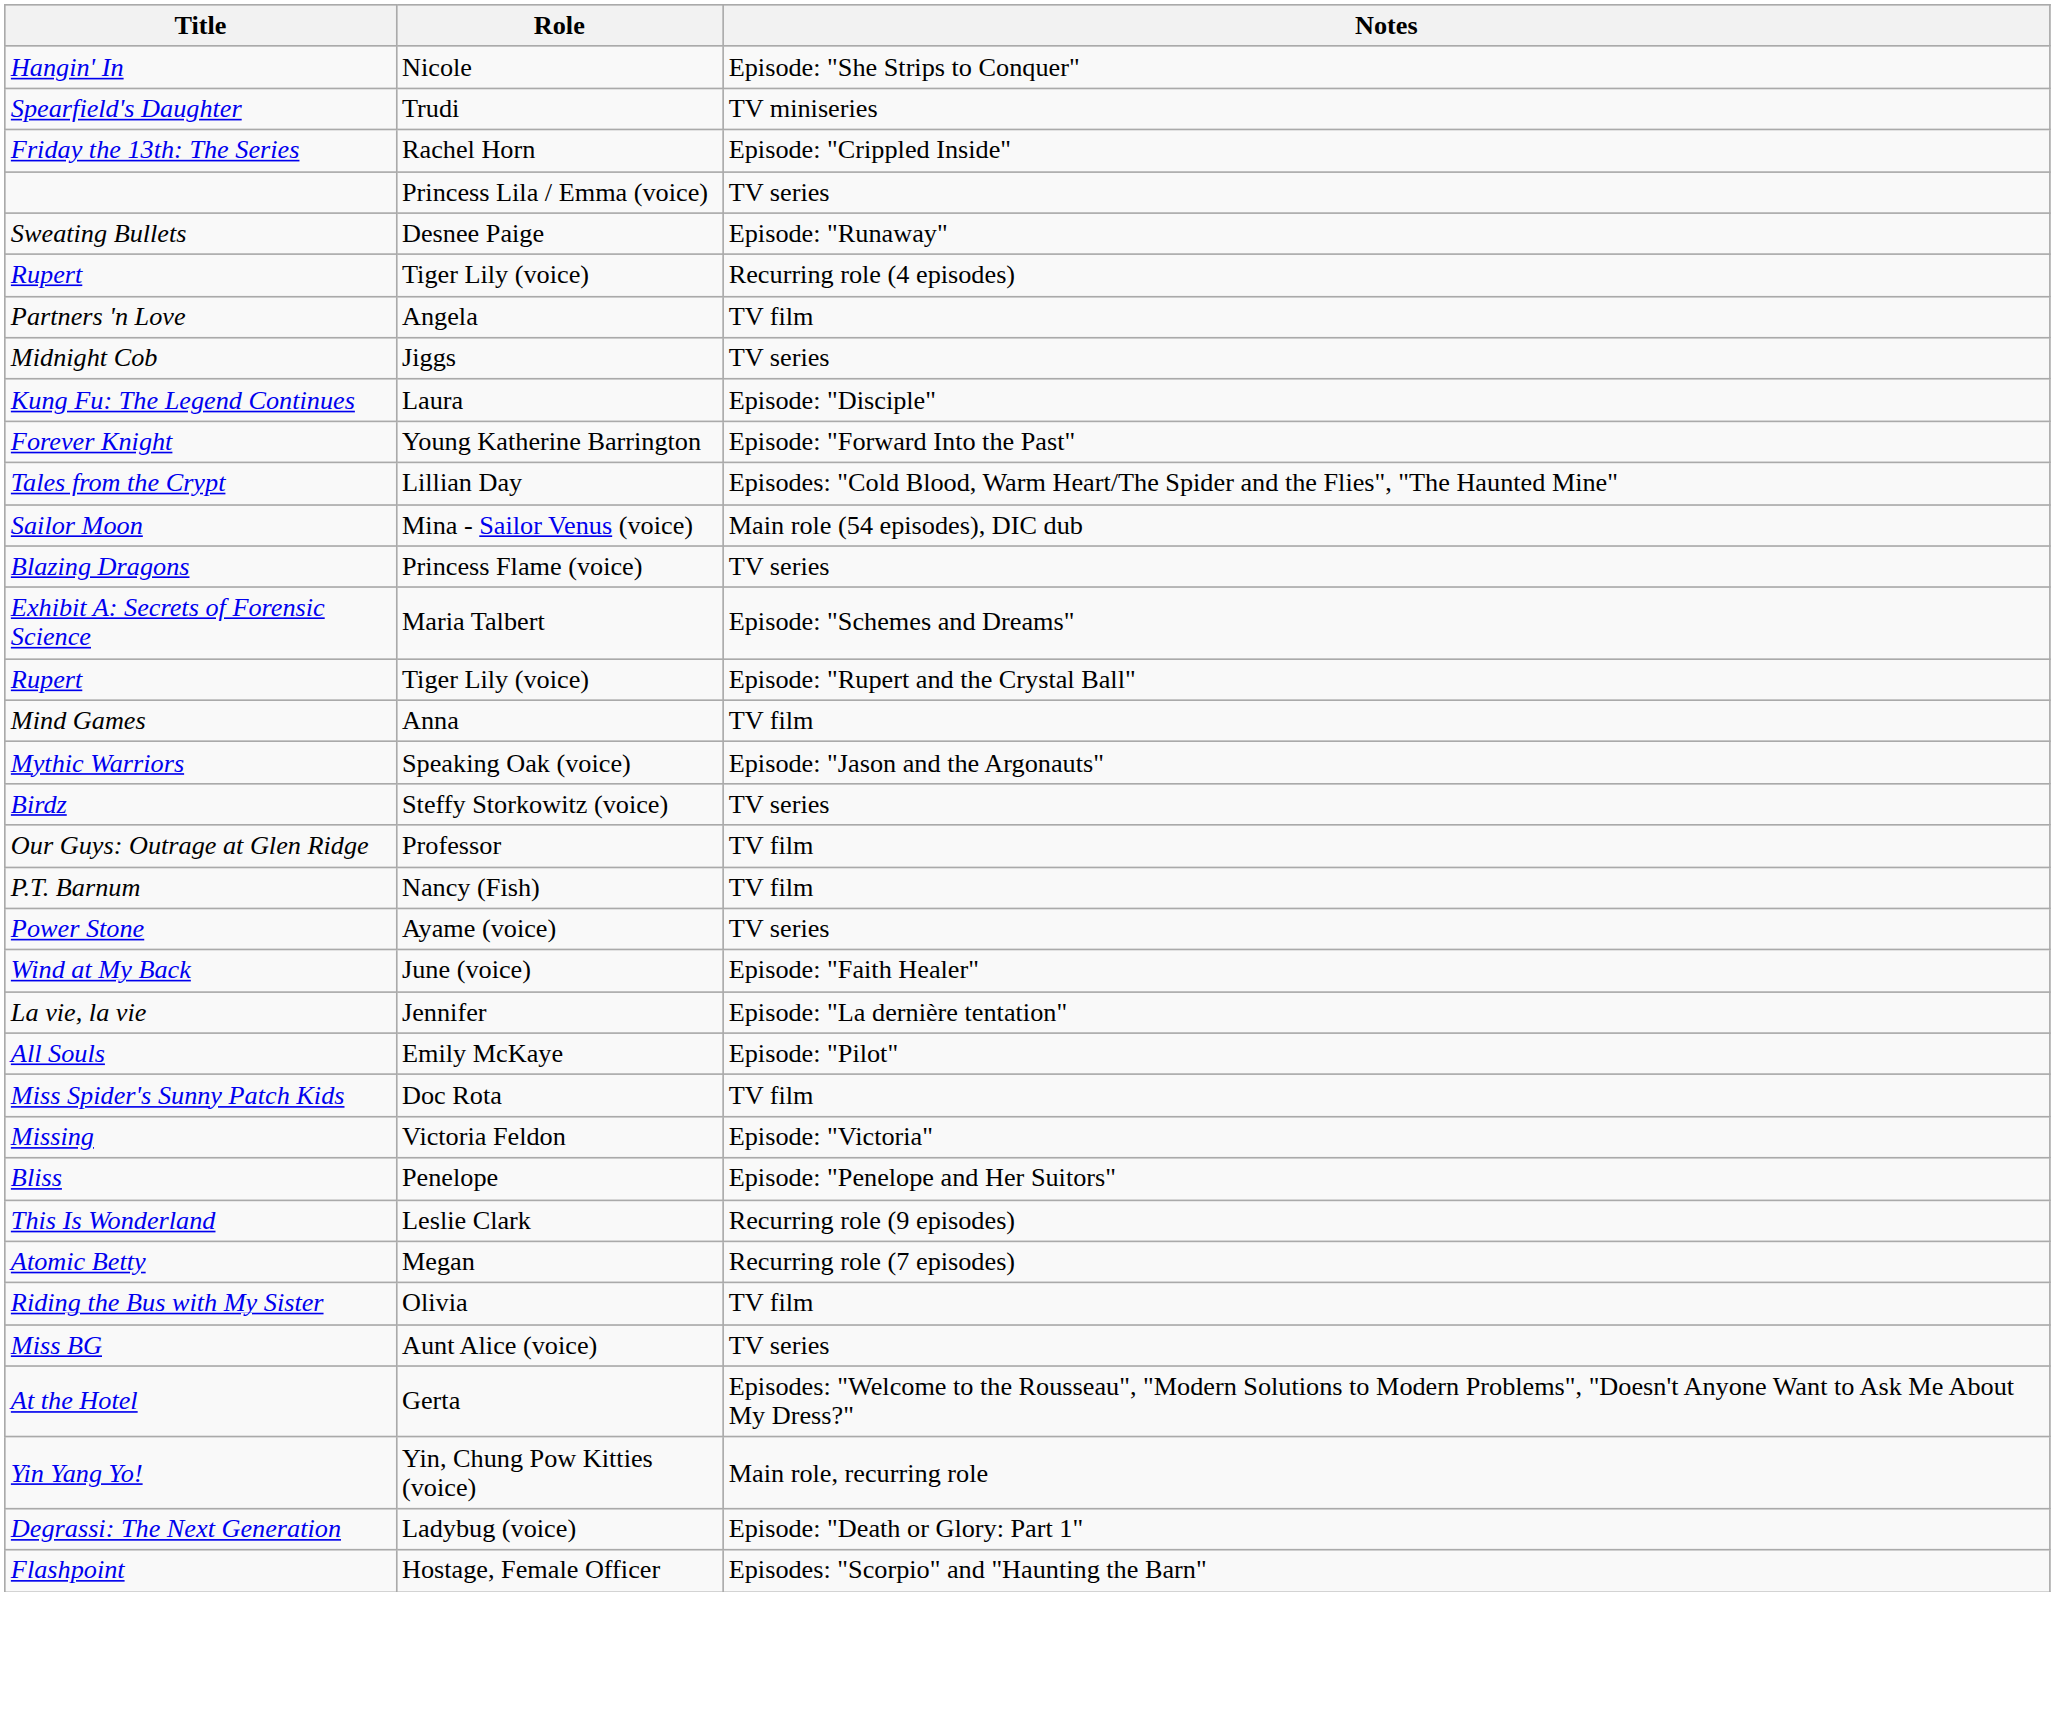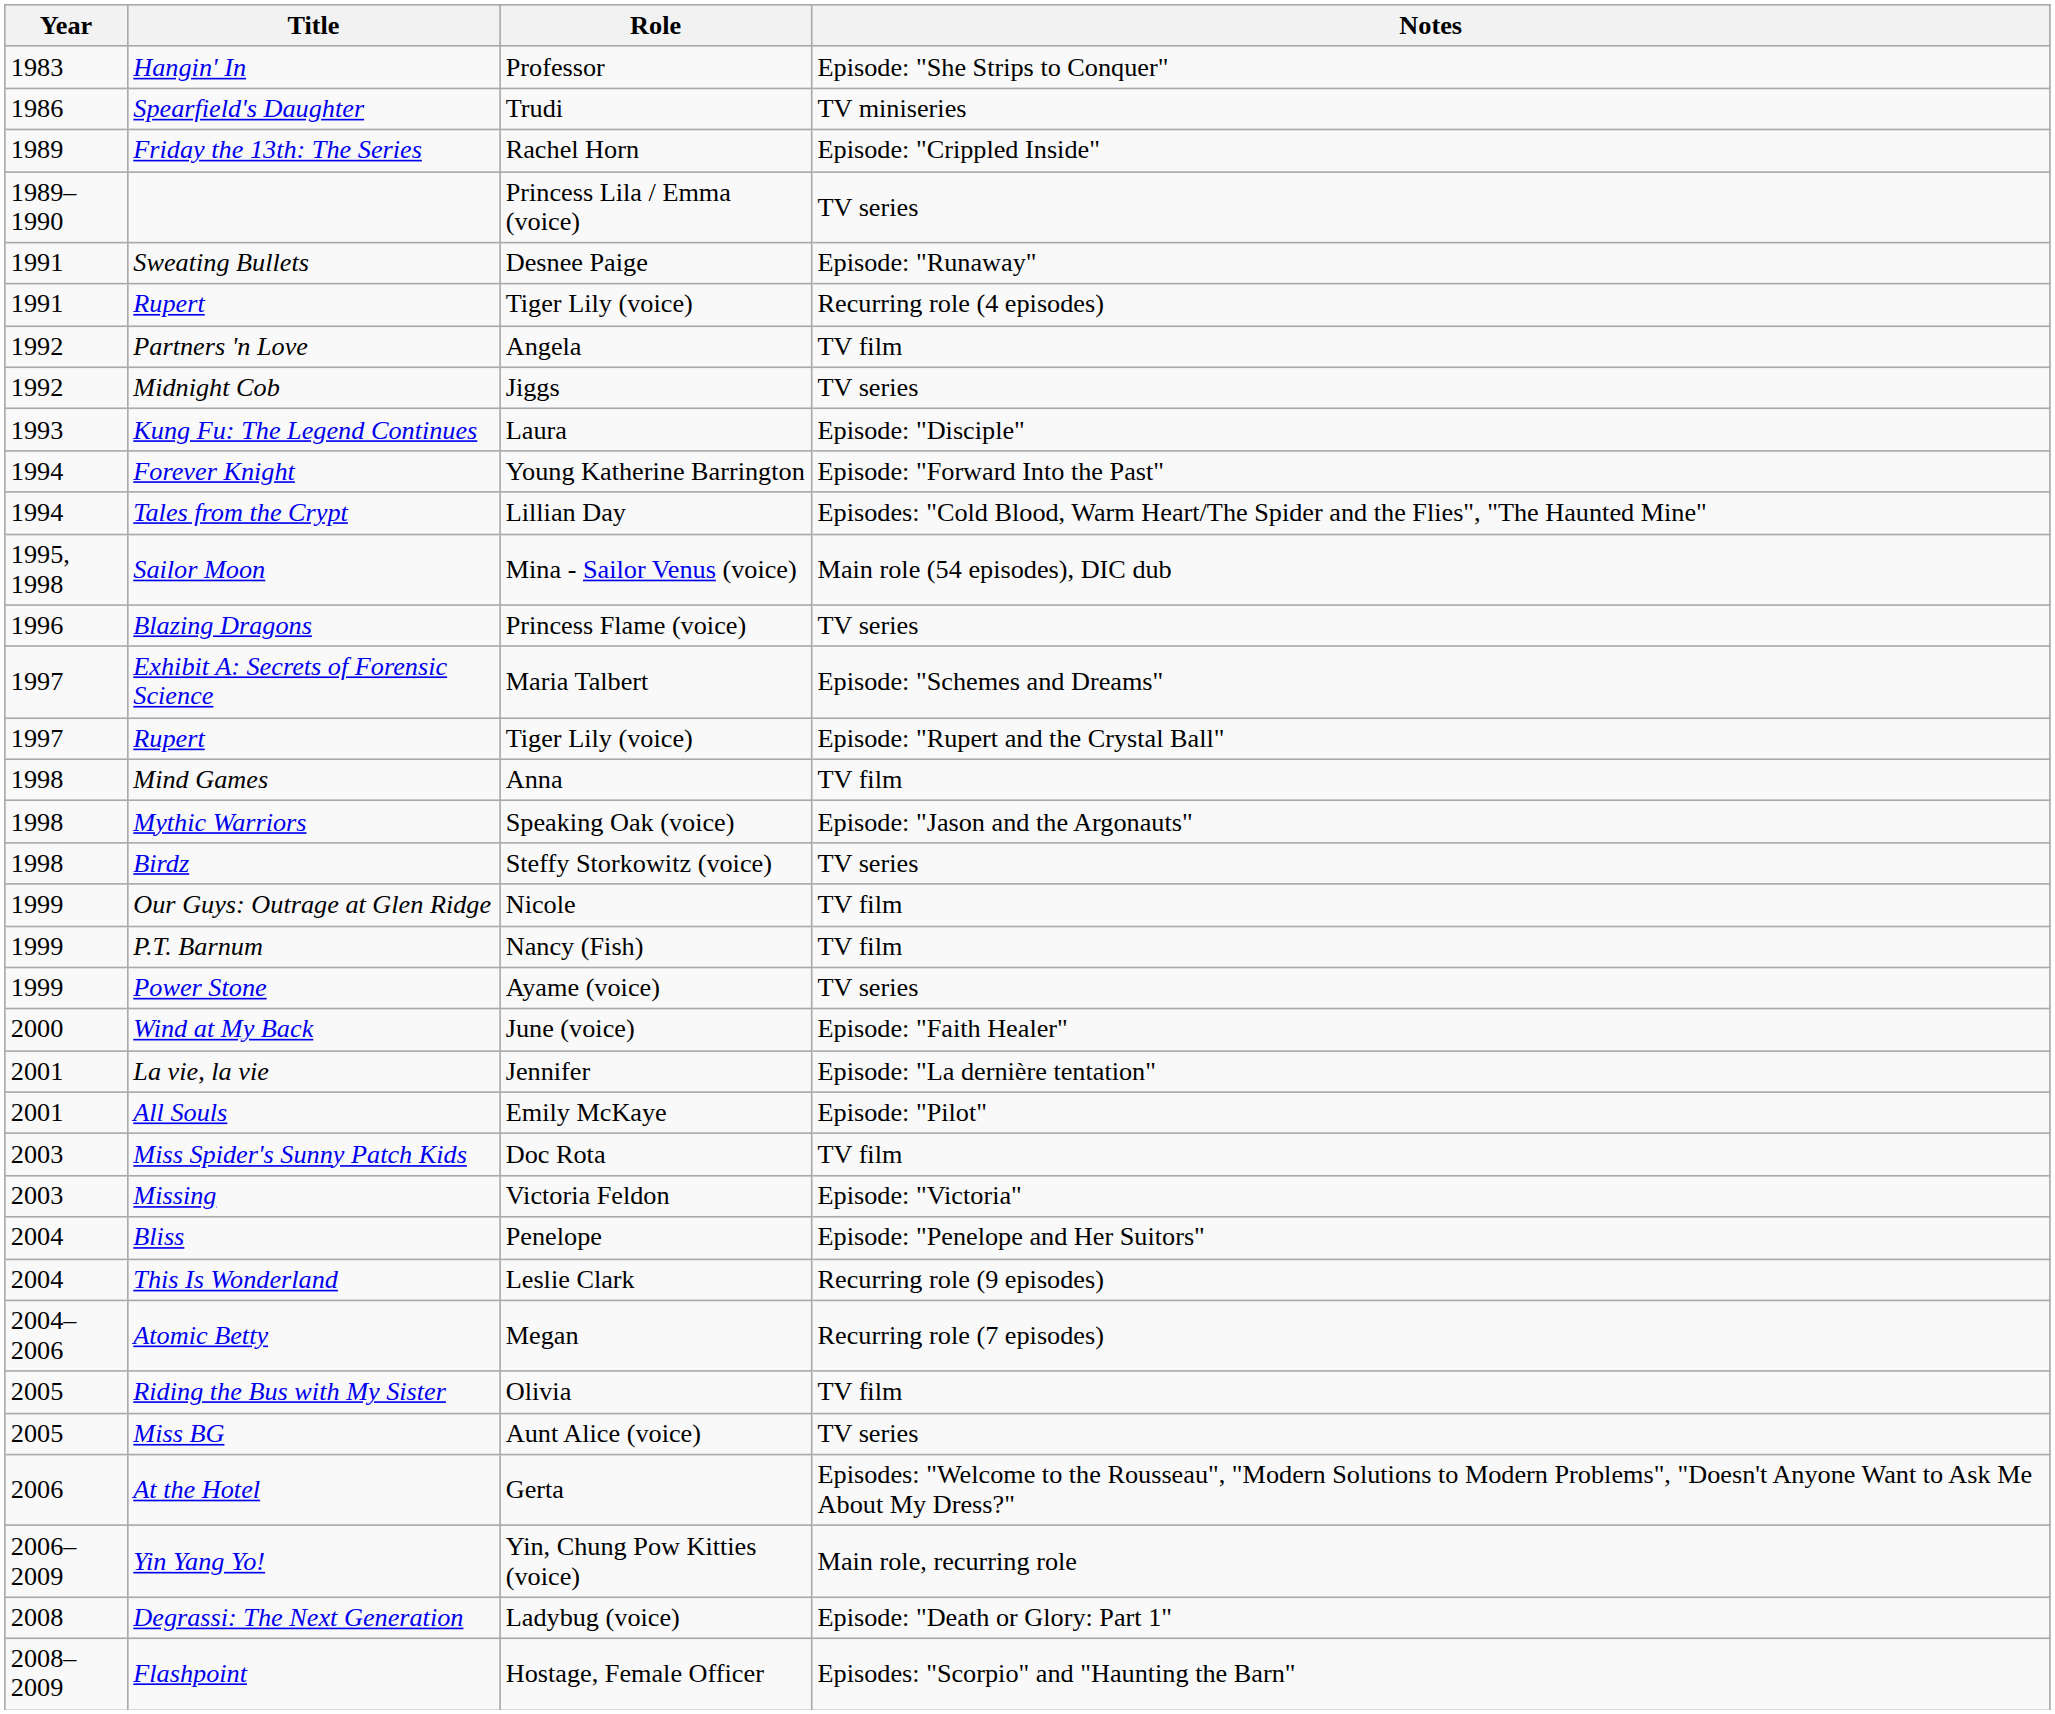+ column: (66, 25)
(437, 66) Nicole -> (555, 66) Professor
(452, 845) Professor -> (541, 904) Nicole
